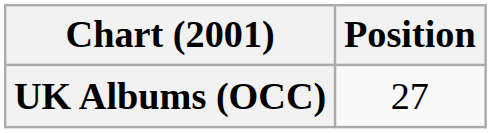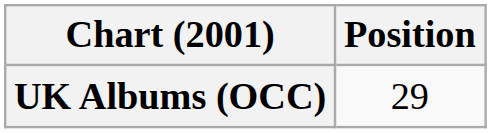(410, 95) 27 -> (410, 95) 29
